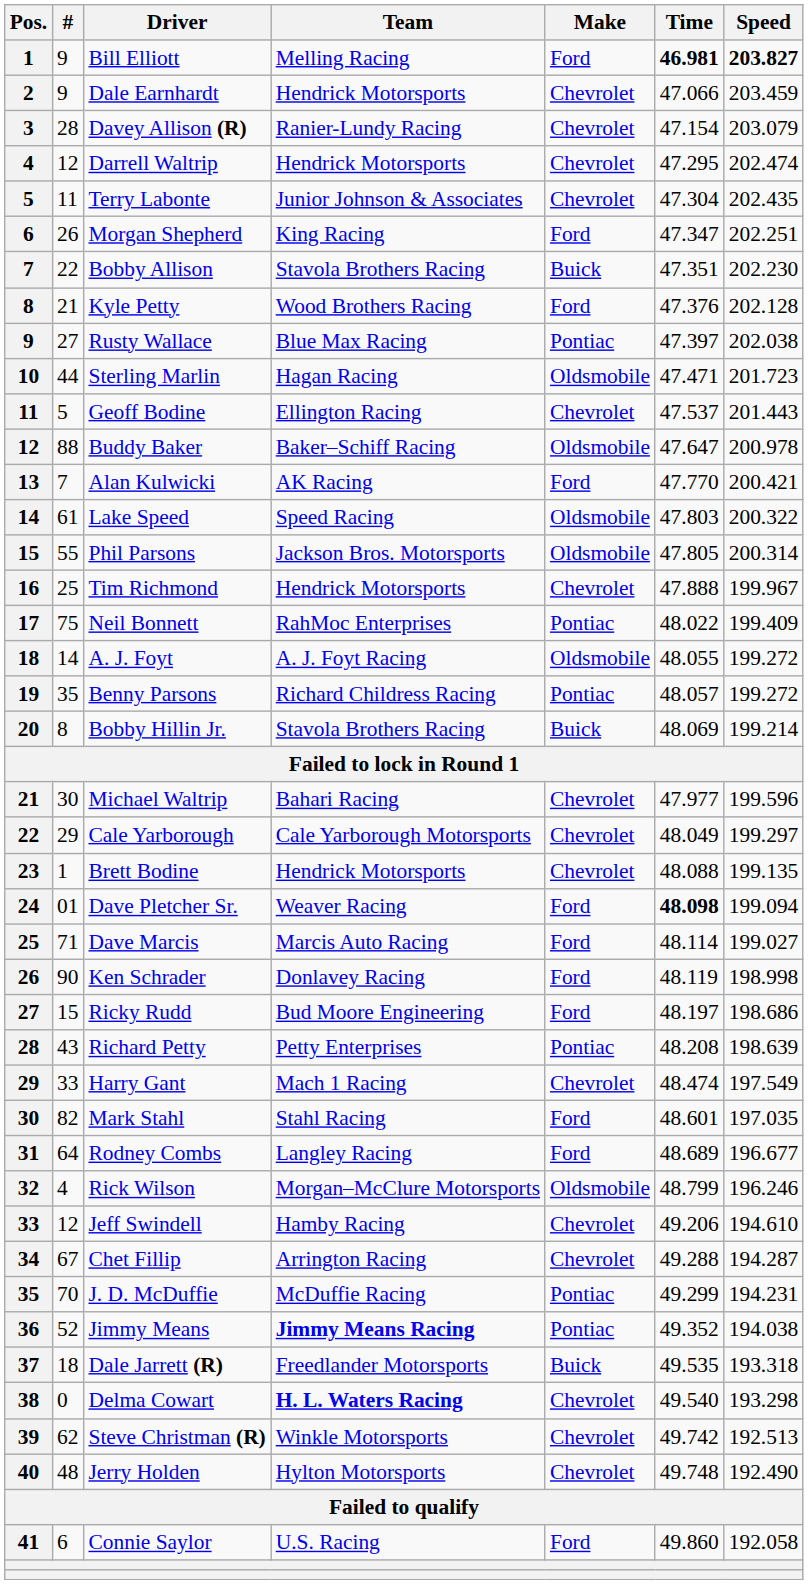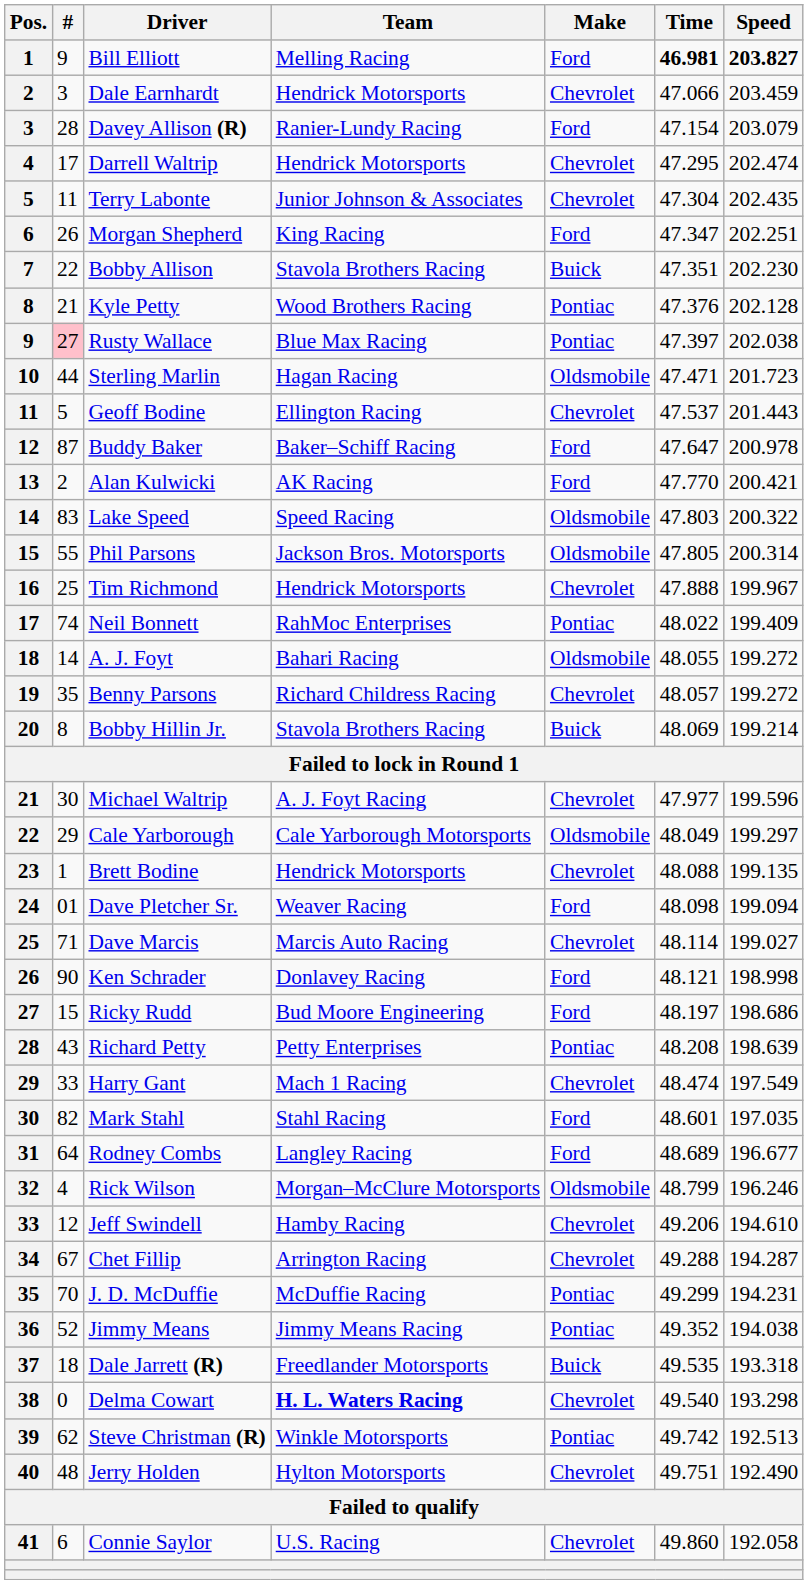(62, 93) 9 -> (62, 93) 3
(592, 128) Chevrolet -> (570, 128) Ford
(68, 163) 12 -> (68, 163) 17
(570, 305) Ford -> (582, 305) Pontiac
(68, 340) no background -> (68, 340) pink background
(68, 446) 88 -> (68, 446) 87
(600, 446) Oldsmobile -> (570, 446) Ford
(62, 481) 7 -> (62, 481) 2
(68, 517) 61 -> (68, 517) 83
(68, 623) 75 -> (68, 623) 74
(351, 658) A. J. Foyt Racing -> (337, 658) Bahari Racing
(582, 693) Pontiac -> (592, 693) Chevrolet
(337, 799) Bahari Racing -> (351, 799) A. J. Foyt Racing
(592, 835) Chevrolet -> (600, 835) Oldsmobile
(689, 905) bold -> (689, 905) normal
(570, 941) Ford -> (592, 941) Chevrolet
(689, 976) 48.119 -> (689, 976) 48.121
(375, 1329) bold -> (369, 1329) normal
(592, 1435) Chevrolet -> (582, 1435) Pontiac
(689, 1471) 49.748 -> (689, 1471) 49.751
(570, 1541) Ford -> (592, 1541) Chevrolet
